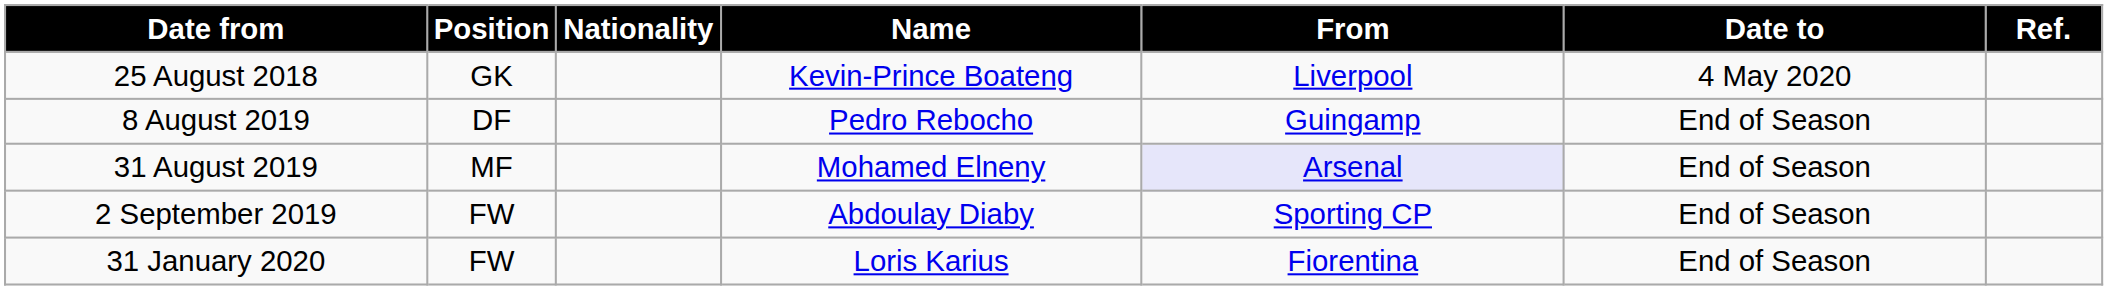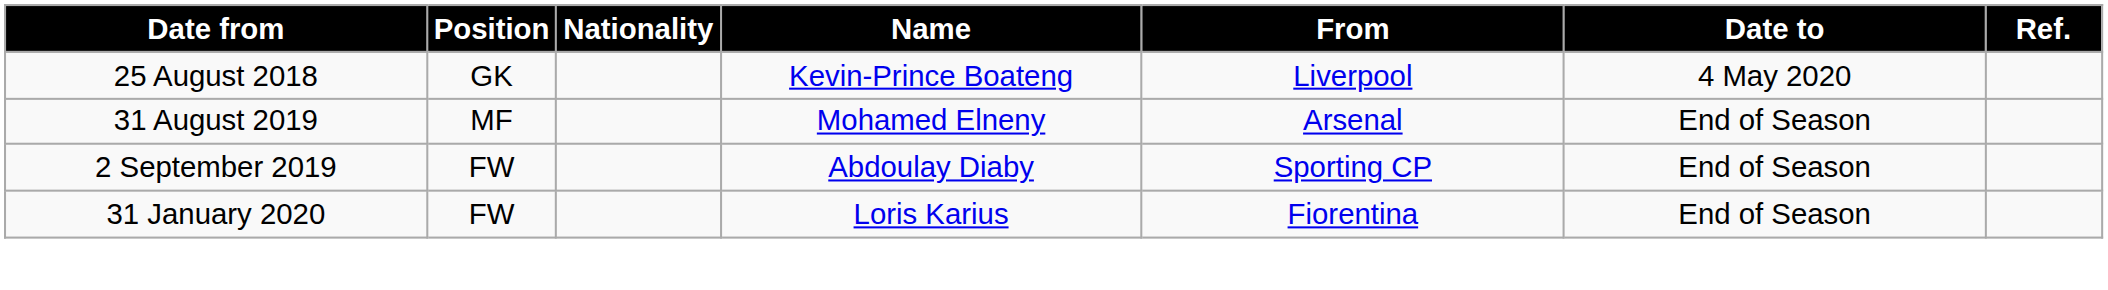- row: (216, 121)
(1353, 168) lavender background -> (1353, 121) no background
